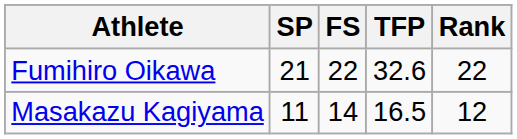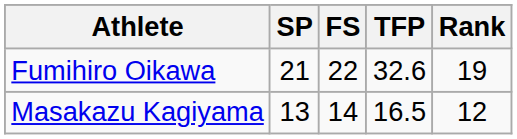(472, 70) 22 -> (472, 70) 19
(295, 113) 11 -> (295, 113) 13
